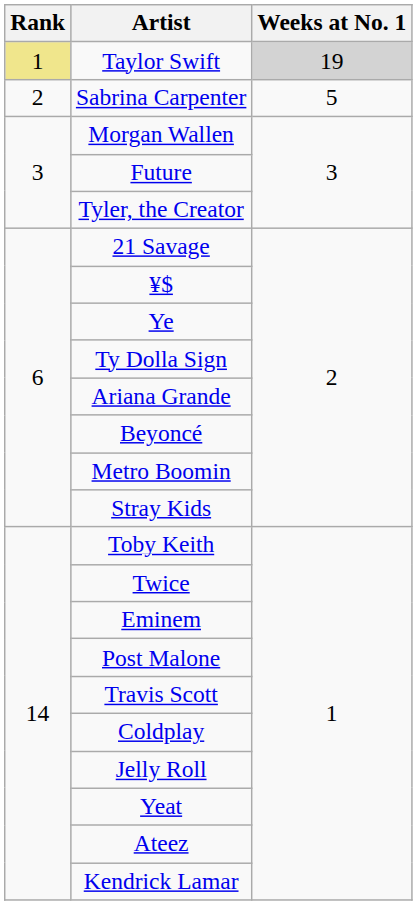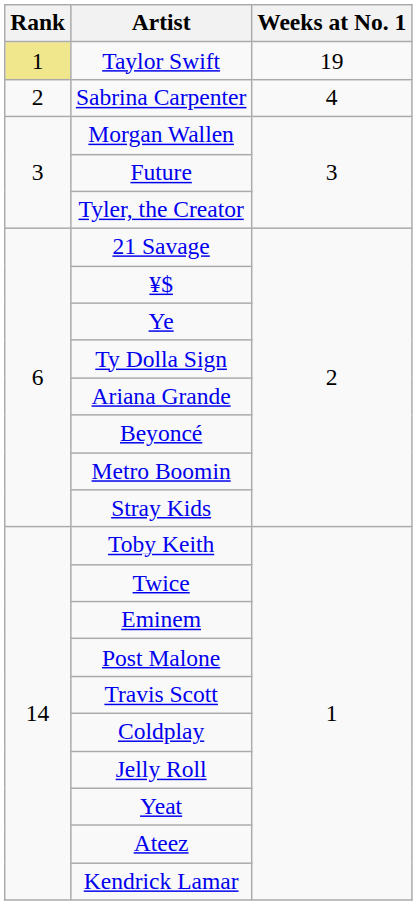(332, 60) lightgrey background -> (332, 60) no background
(332, 97) 5 -> (332, 97) 4
